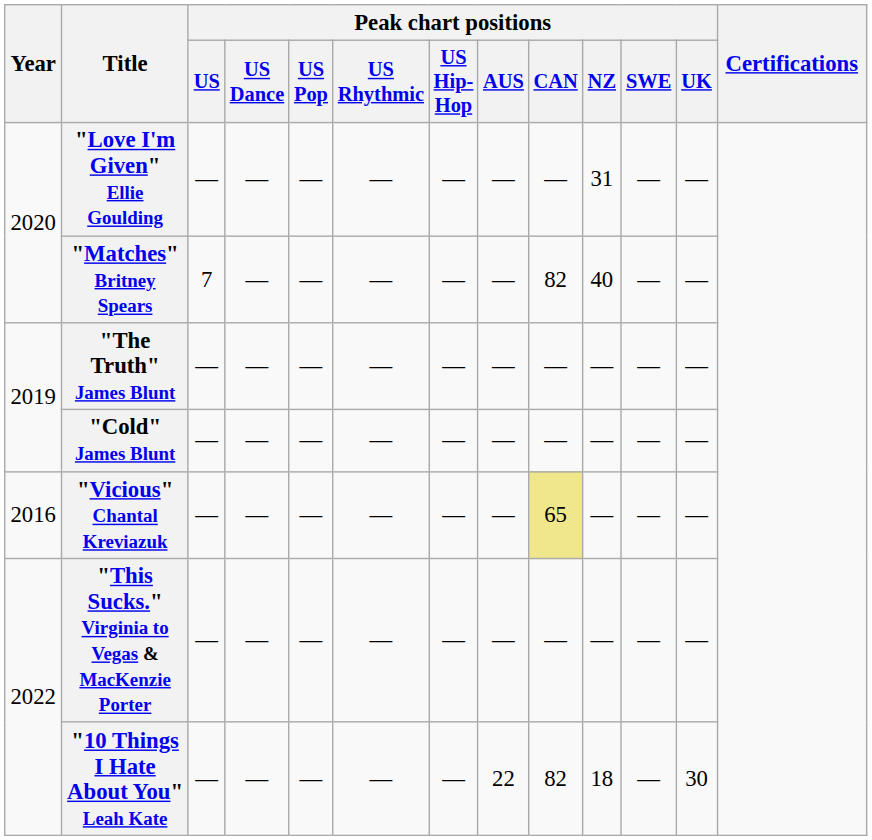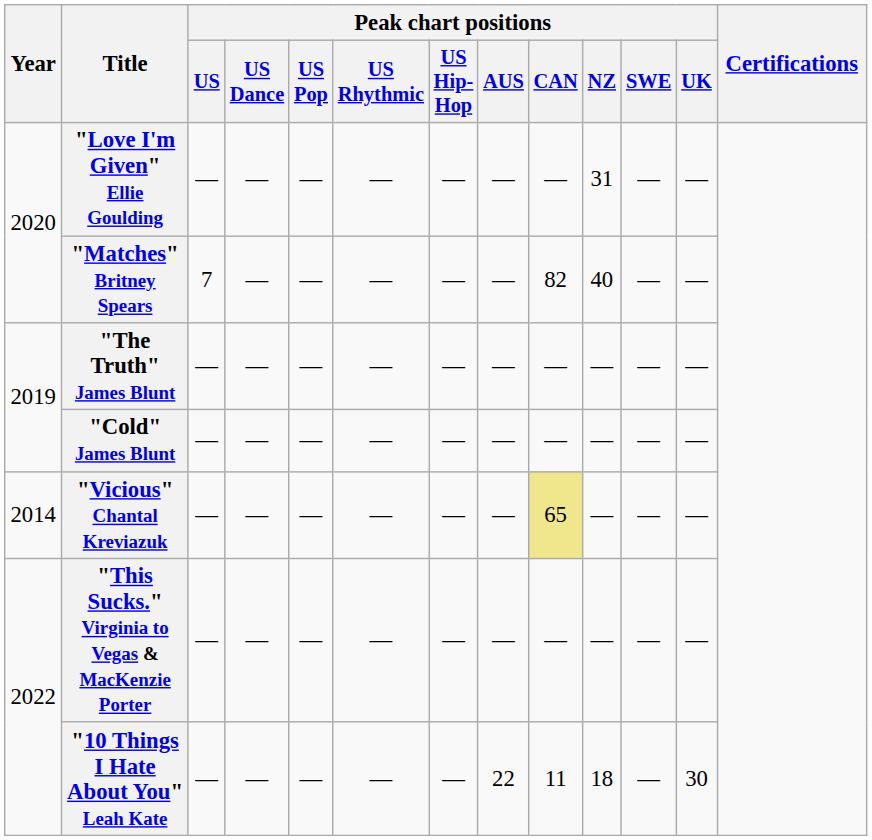(33, 514) 2016 -> (33, 514) 2014
(556, 778) 82 -> (556, 778) 11
